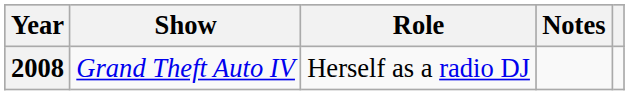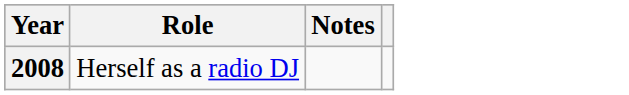- column: (186, 25)
